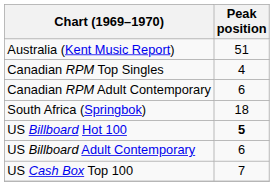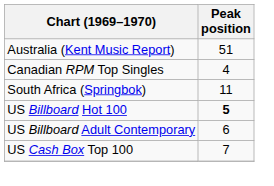- row: (109, 89)
(242, 110) 18 -> (226, 89) 11
